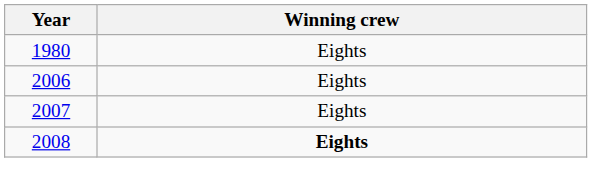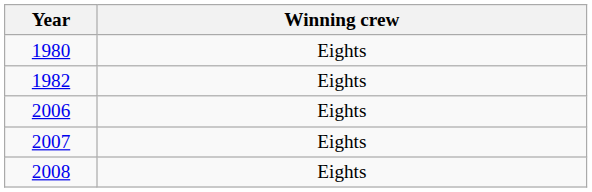+ row: (51, 80)
(342, 141) bold -> (342, 171) normal
